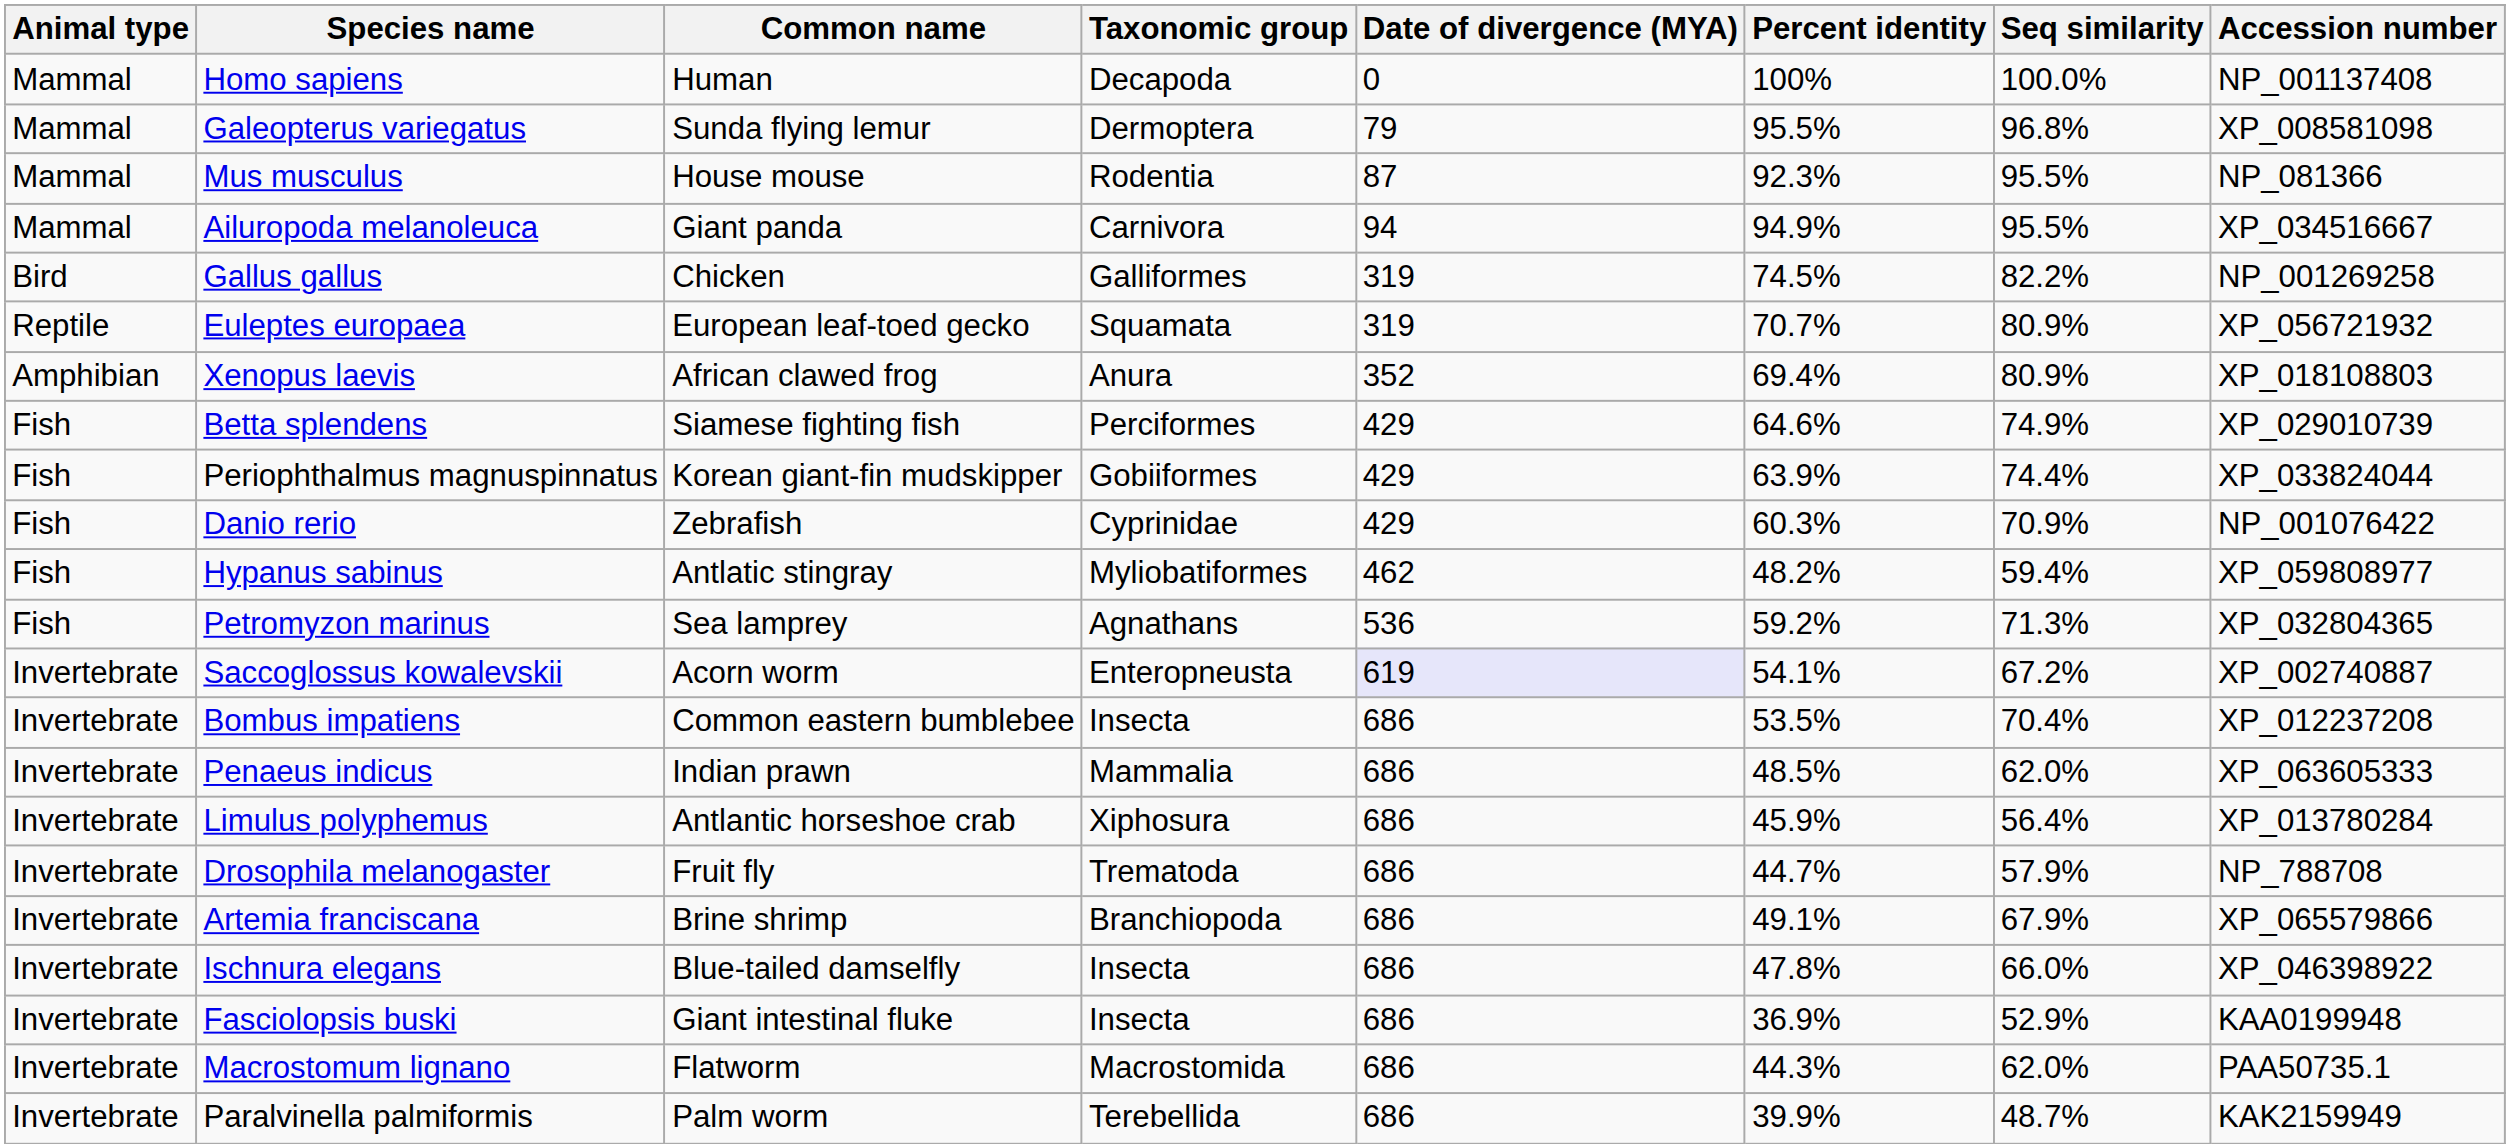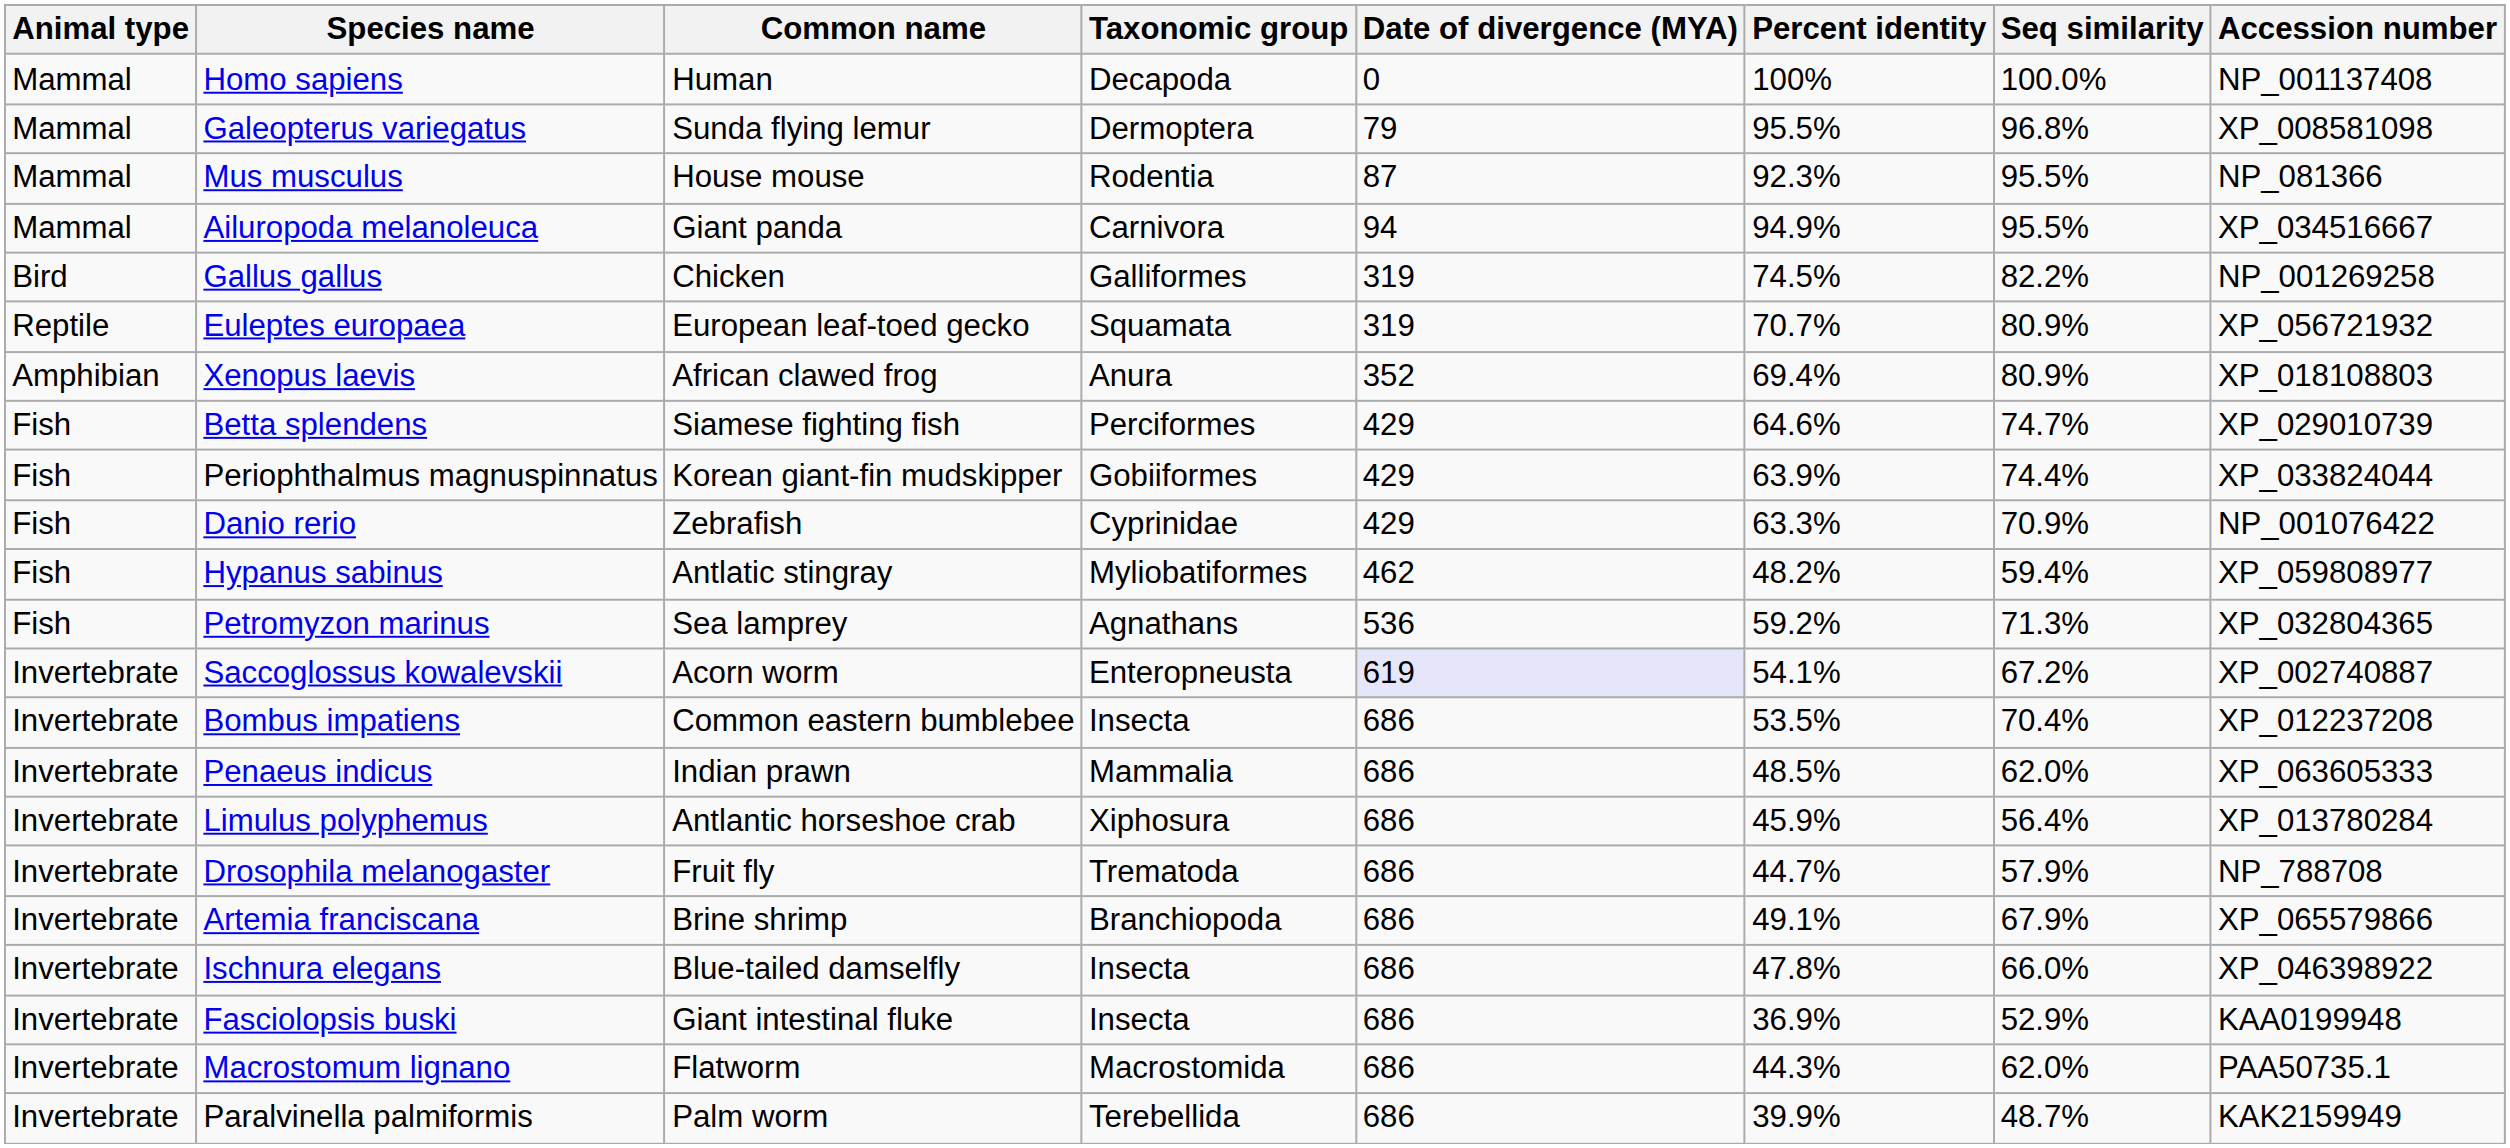(2045, 425) 74.9% -> (2045, 425) 74.7%
(1796, 524) 60.3% -> (1796, 524) 63.3%
